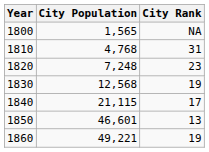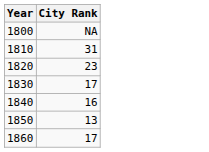- column: (88, 13)
(195, 85) 19 -> (91, 85) 17
(195, 102) 17 -> (91, 102) 16
(195, 138) 19 -> (91, 138) 17
